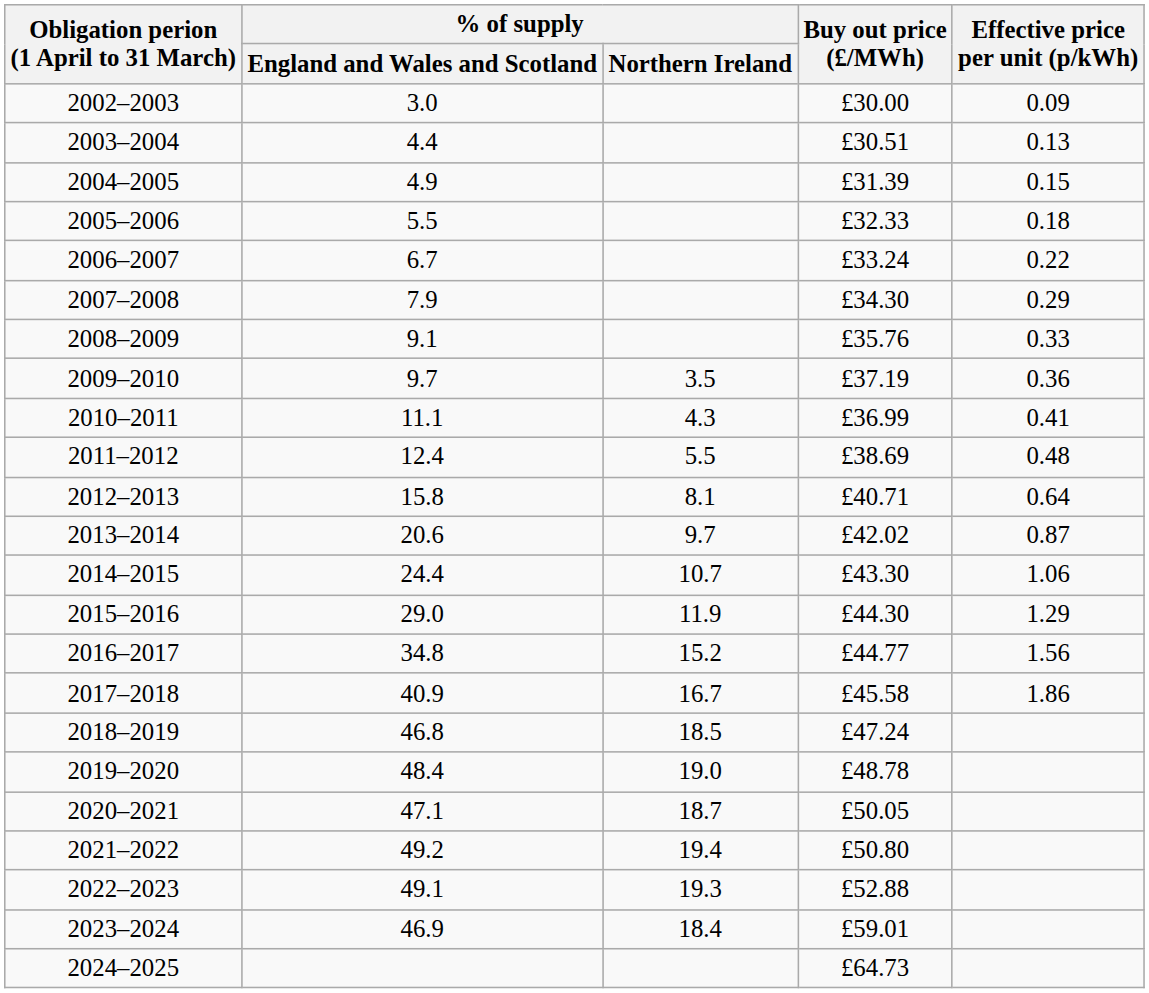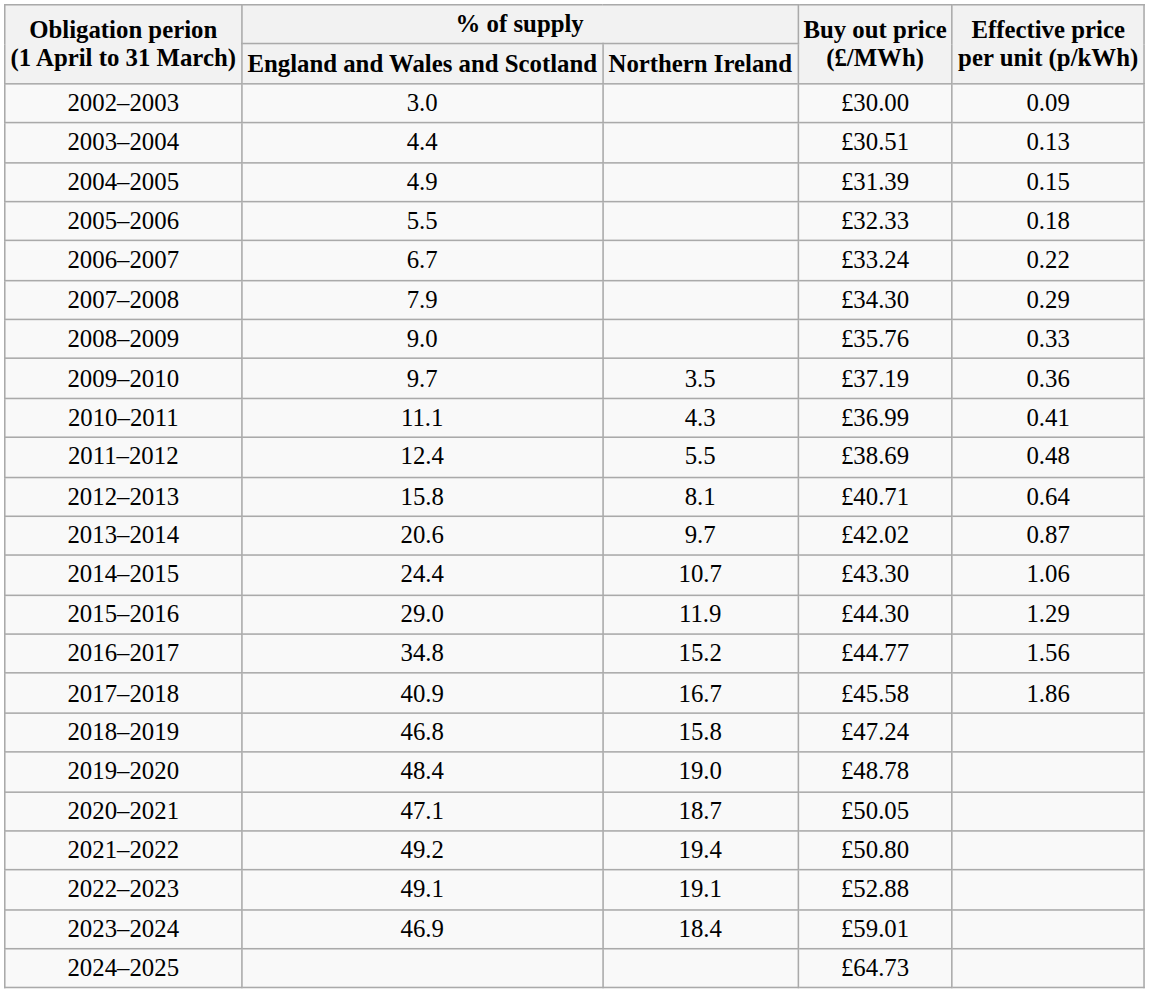(422, 338) 9.1 -> (422, 338) 9.0
(700, 732) 18.5 -> (700, 732) 15.8
(700, 889) 19.3 -> (700, 889) 19.1
